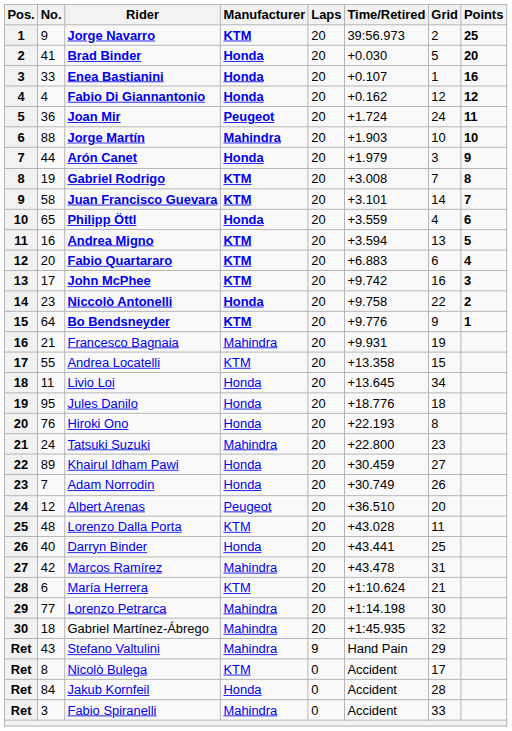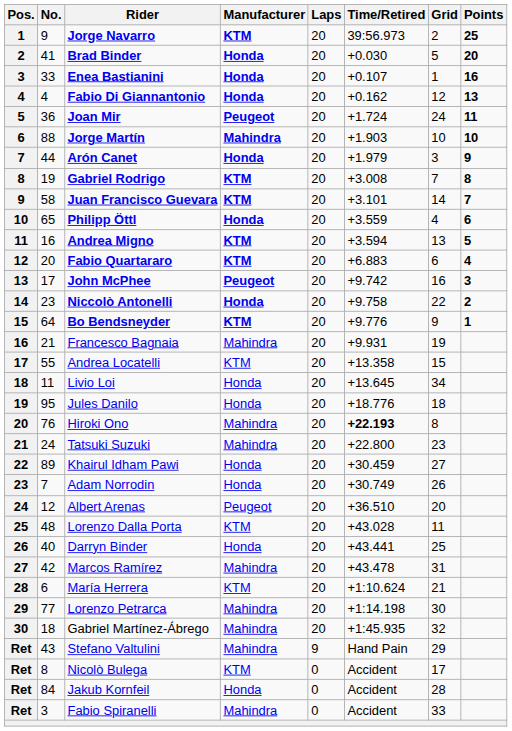(471, 97) 12 -> (471, 97) 13
(237, 281) KTM -> (249, 281) Peugeot
(242, 424) Honda -> (250, 424) Mahindra
(371, 424) normal -> (371, 424) bold
